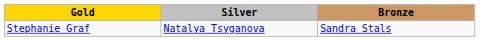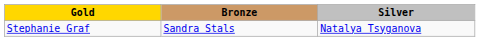columns swapped: (239, 12) <-> (396, 12)
